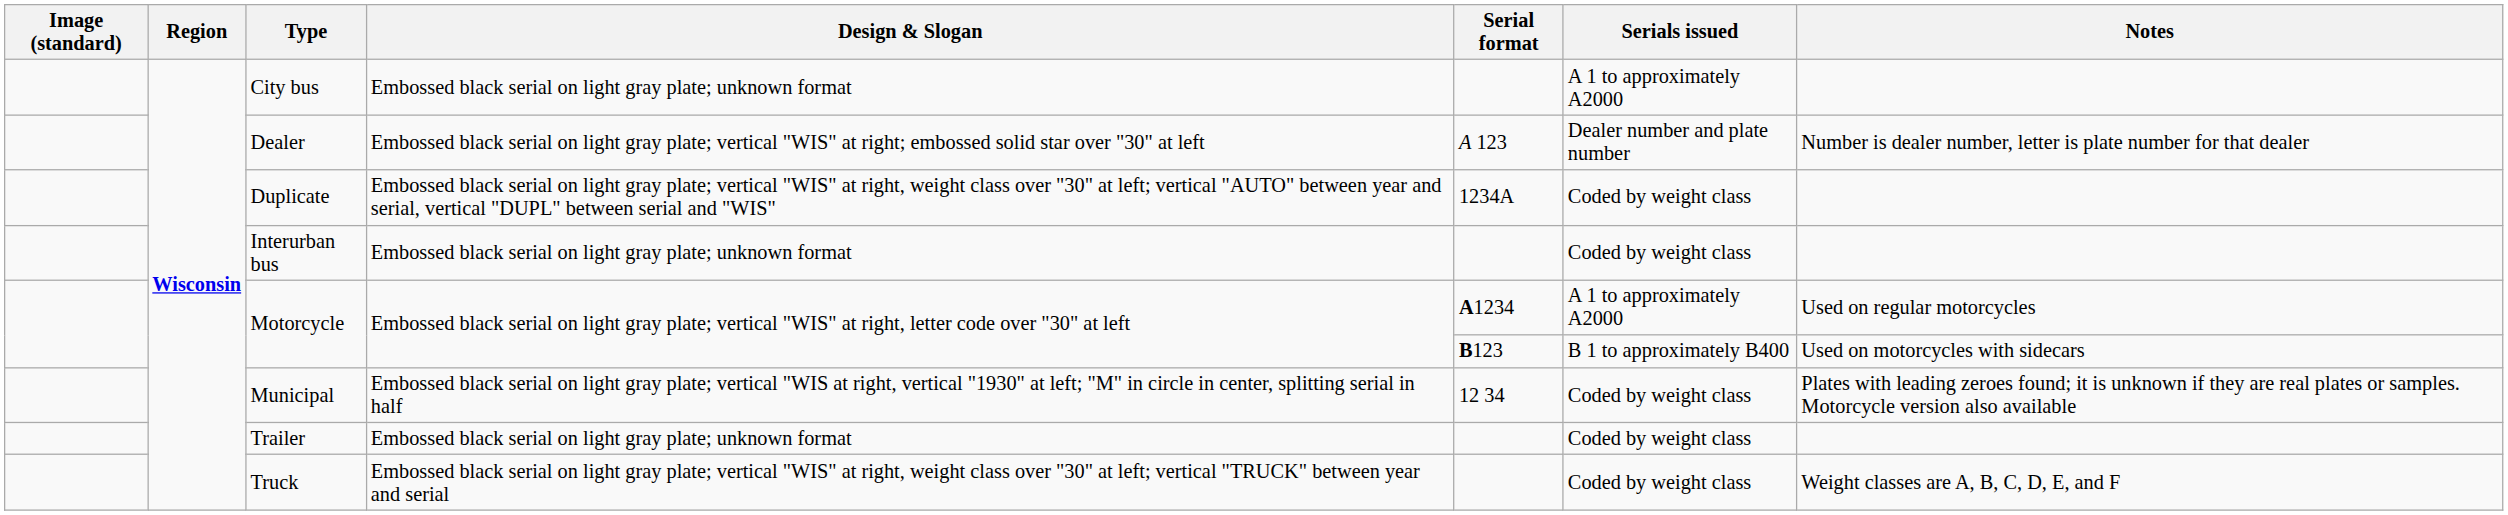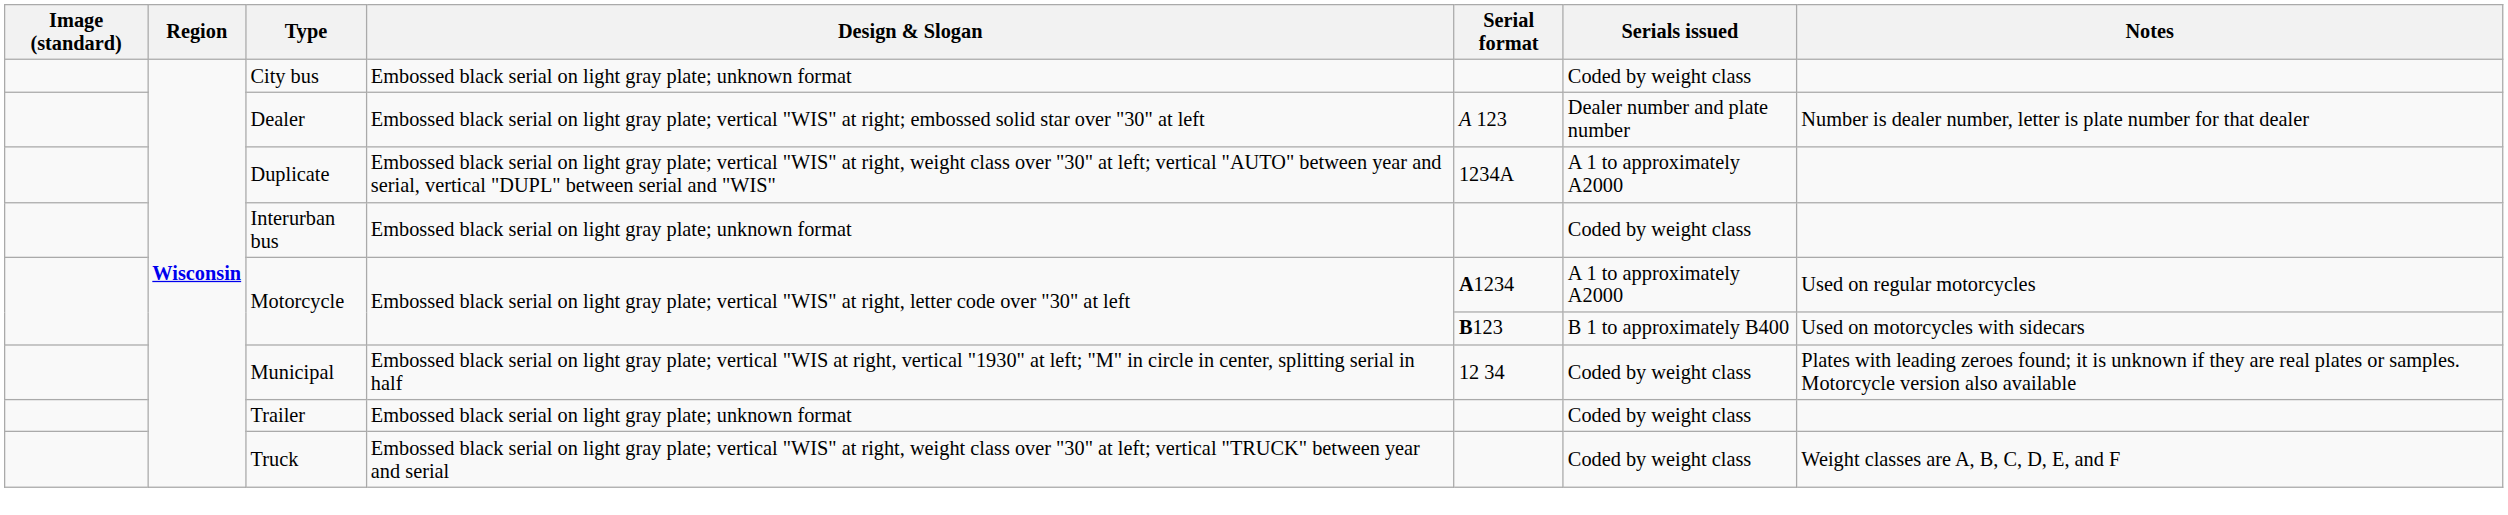(1654, 87) A 1 to approximately A2000 -> (1660, 75) Coded by weight class
(1660, 197) Coded by weight class -> (1654, 174) A 1 to approximately A2000
